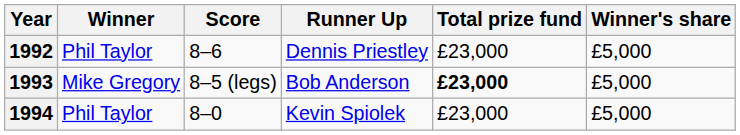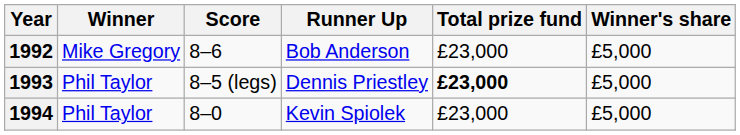(107, 51) Phil Taylor -> (121, 51) Mike Gregory
(357, 51) Dennis Priestley -> (348, 51) Bob Anderson
(121, 82) Mike Gregory -> (107, 82) Phil Taylor
(348, 82) Bob Anderson -> (357, 82) Dennis Priestley
